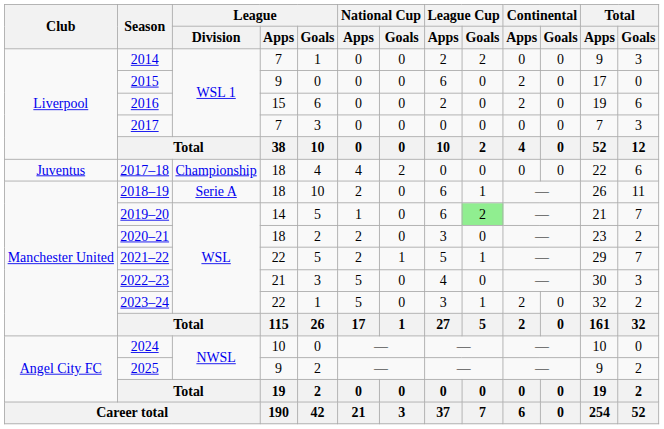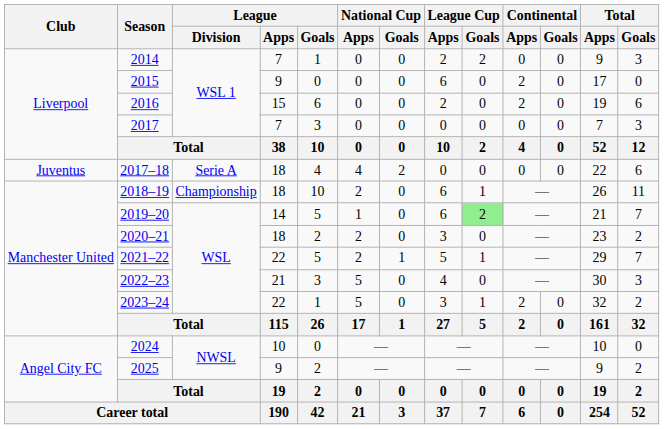(216, 170) Championship -> (216, 170) Serie A
(216, 192) Serie A -> (216, 192) Championship
